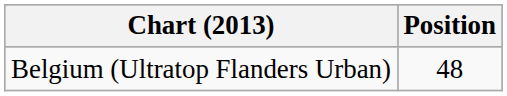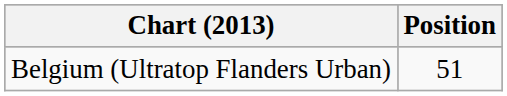(450, 68) 48 -> (450, 68) 51
